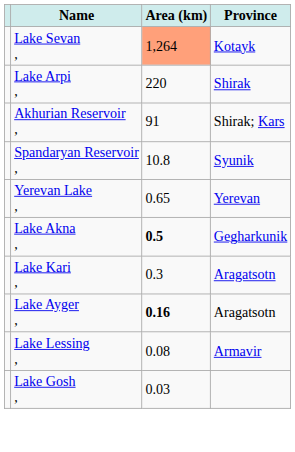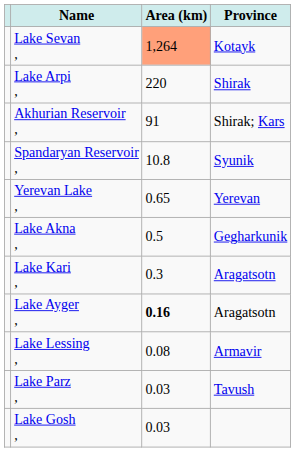(154, 236) bold -> (154, 236) normal
+ row: (43, 389)
